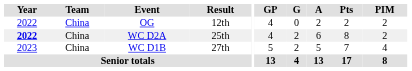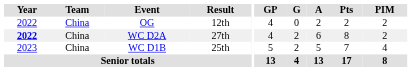(220, 35) 25th -> (220, 35) 27th
(220, 48) 27th -> (220, 48) 25th
